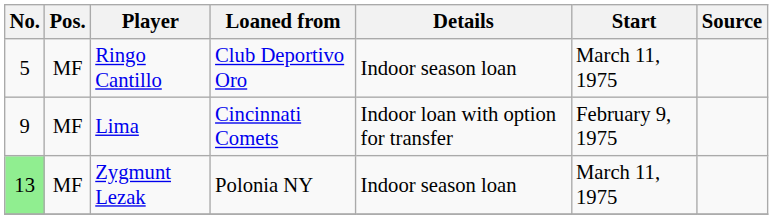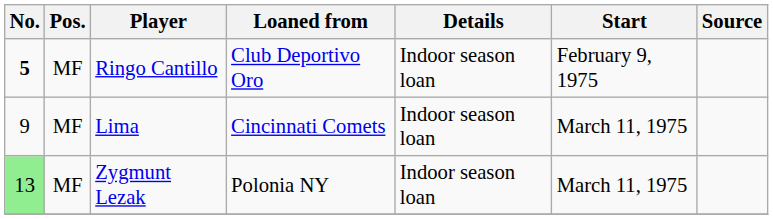(25, 68) normal -> (25, 68) bold
(618, 68) March 11, 1975 -> (604, 68) February 9, 1975
(458, 126) Indoor loan with option for transfer -> (457, 126) Indoor season loan
(624, 126) February 9, 1975 -> (622, 126) March 11, 1975
